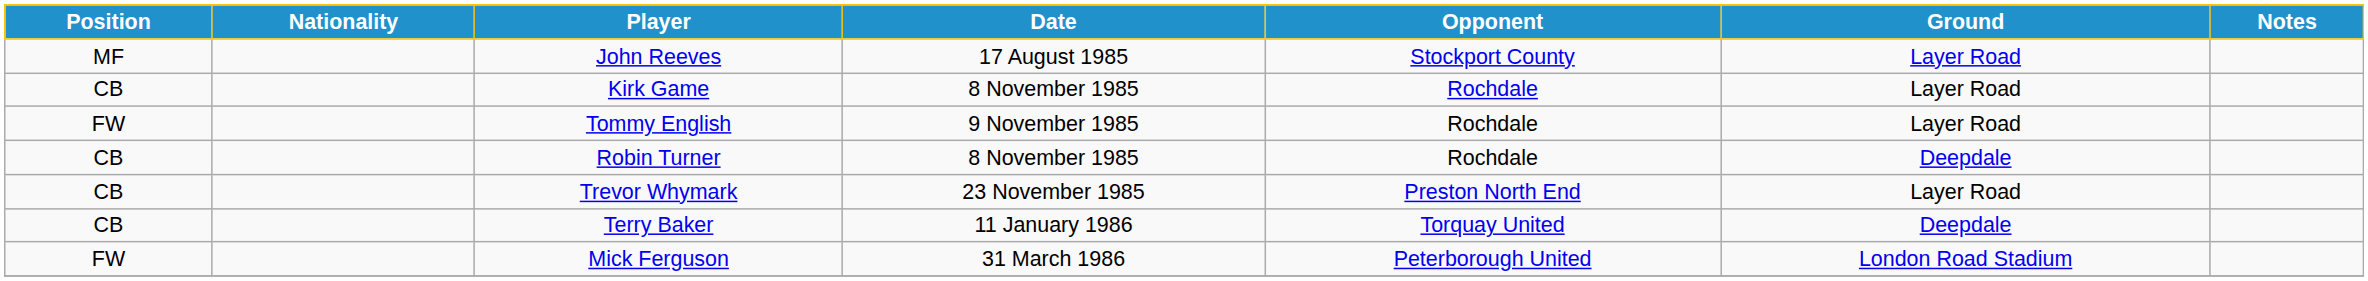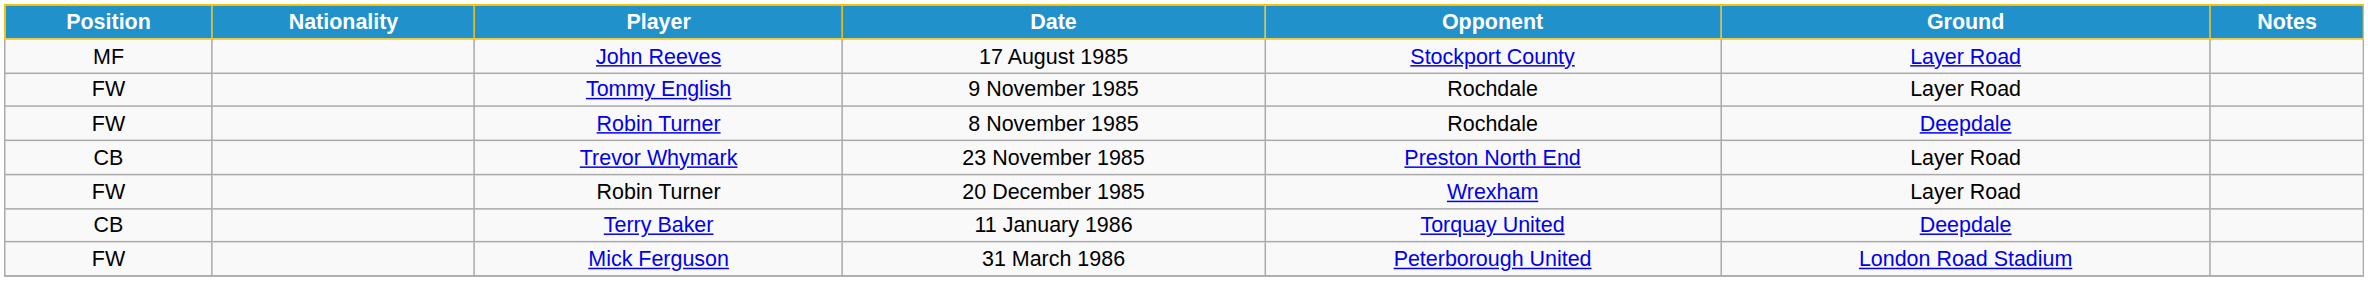- row: (659, 90)
(109, 158) CB -> (109, 124) FW
+ row: (659, 192)
